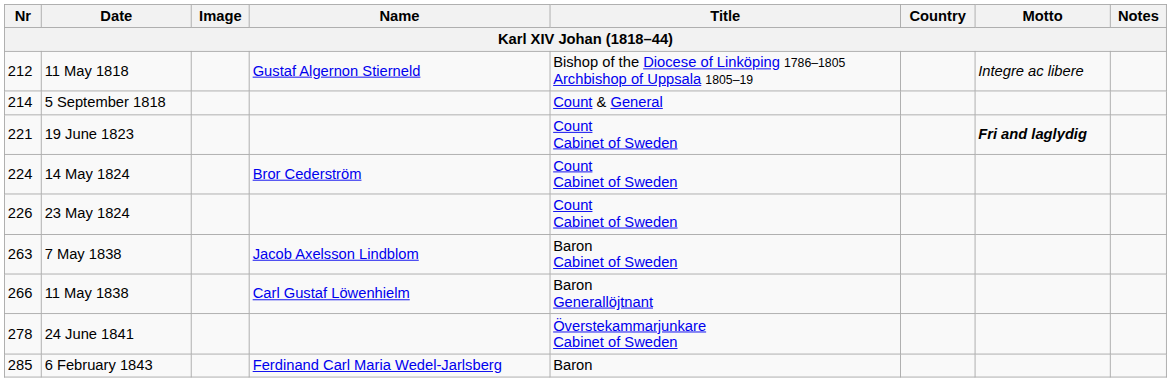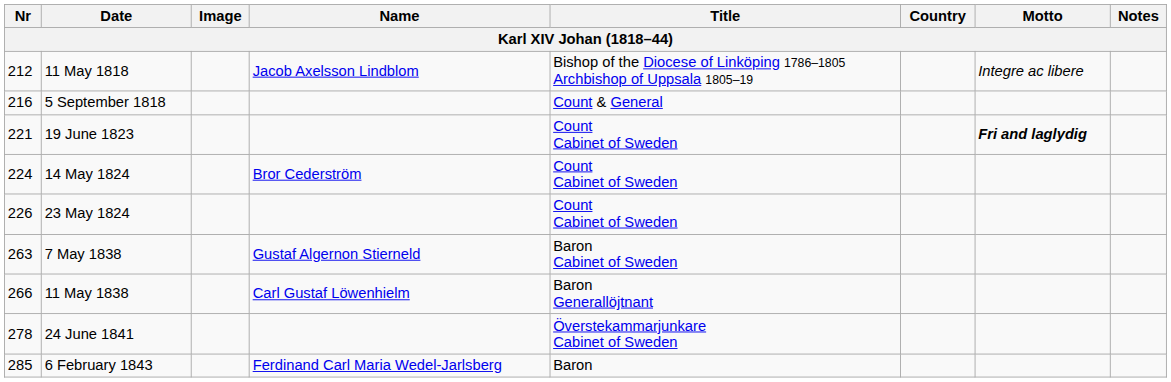(337, 71) Gustaf Algernon Stierneld -> (336, 71) Jacob Axelsson Lindblom
(20, 102) 214 -> (20, 102) 216
(336, 254) Jacob Axelsson Lindblom -> (337, 254) Gustaf Algernon Stierneld
